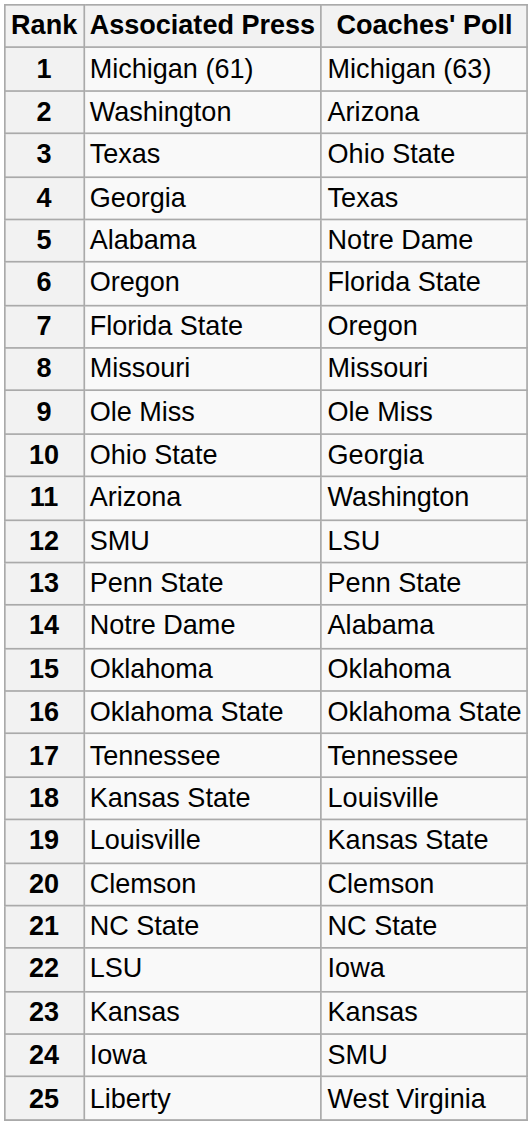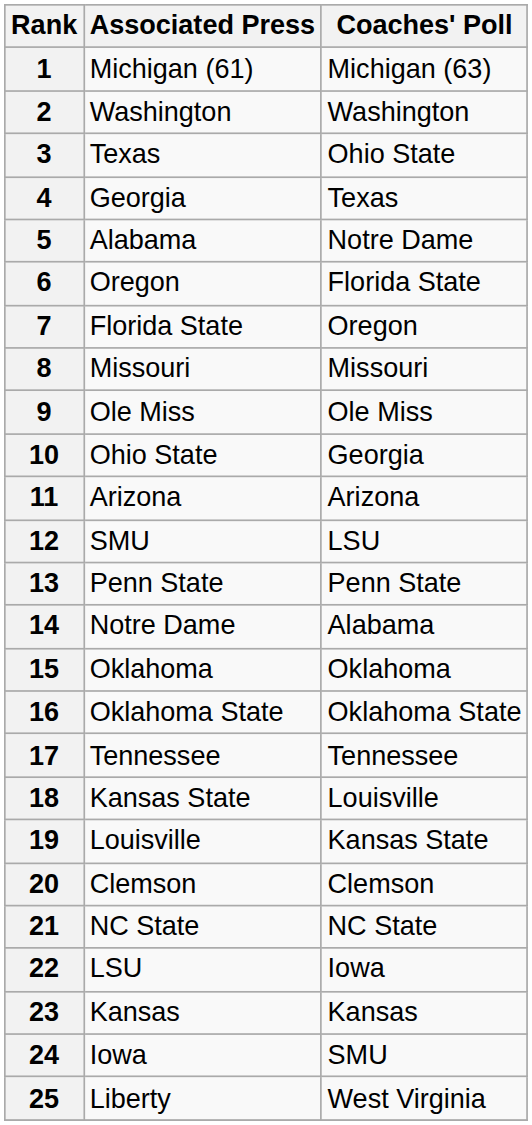(373, 111) Arizona -> (398, 111) Washington
(398, 497) Washington -> (373, 497) Arizona
